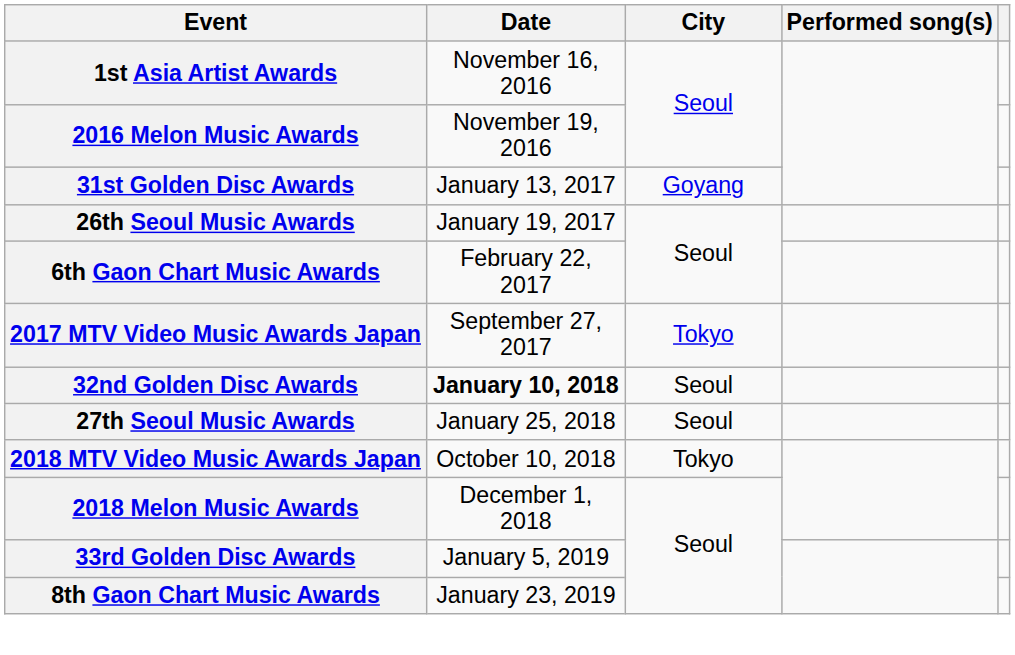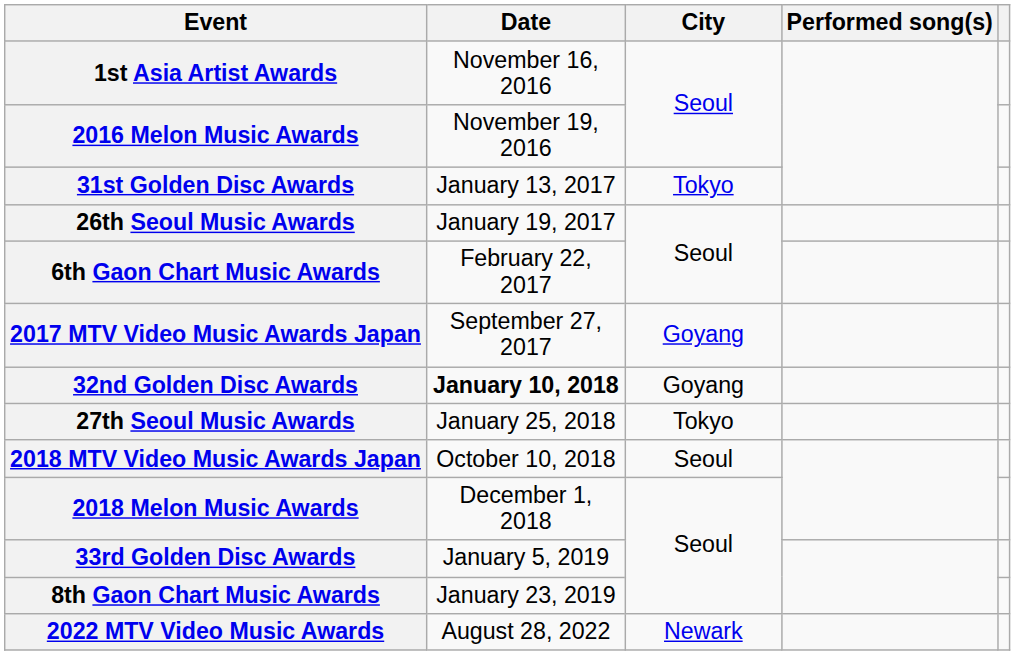(703, 185) Goyang -> (703, 185) Tokyo
(703, 335) Tokyo -> (703, 335) Goyang
(703, 384) Seoul -> (703, 384) Goyang
(703, 421) Seoul -> (703, 421) Tokyo
(703, 458) Tokyo -> (703, 458) Seoul
+ row: (216, 631)
